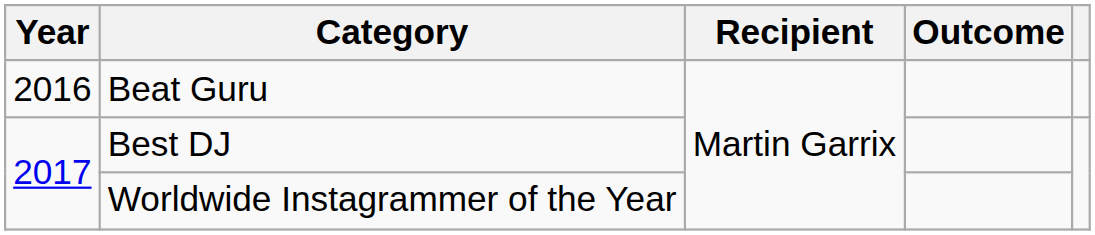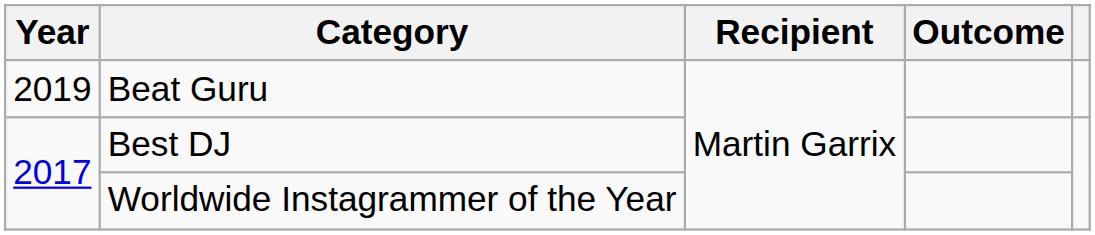(52, 88) 2016 -> (52, 88) 2019
